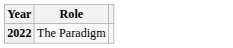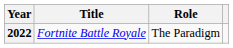+ column: (91, 14)
